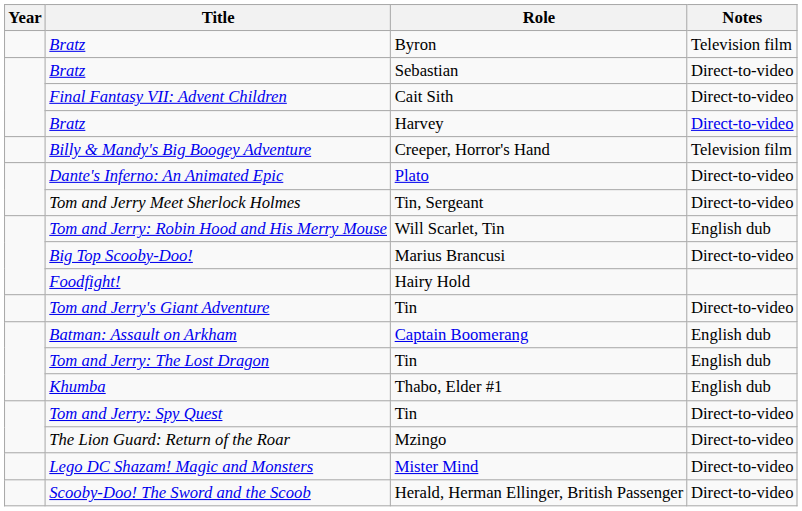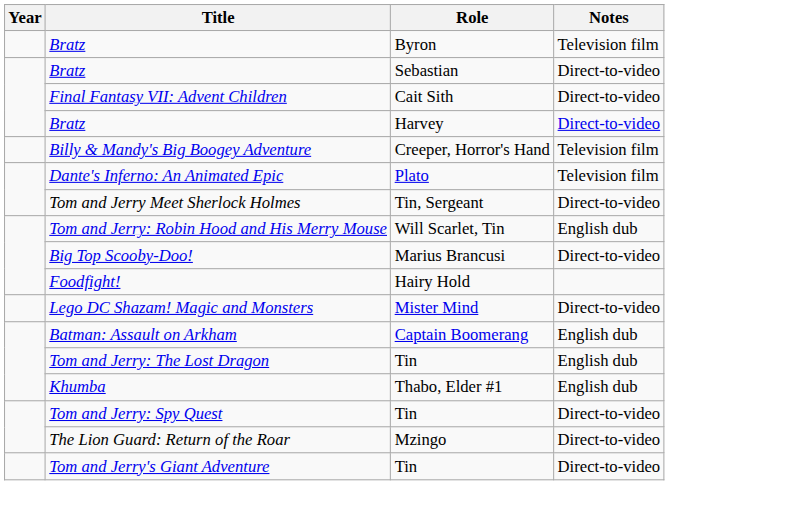(742, 176) Direct-to-video -> (608, 176) Television film
rows swapped: (159, 307) <-> (181, 466)
- row: (180, 492)
